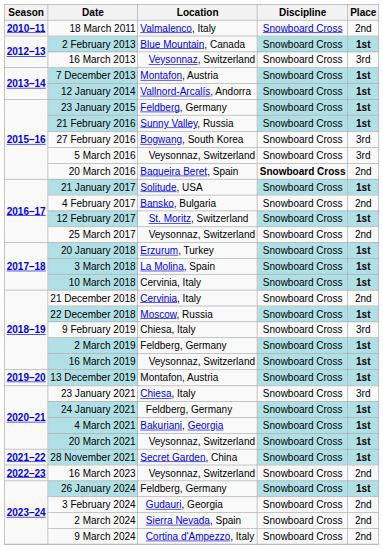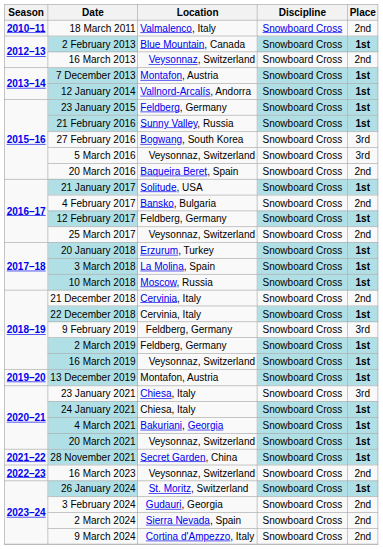(363, 60) 3rd -> (363, 60) 2nd
(303, 171) bold -> (302, 171) normal
(194, 219) St. Moritz, Switzerland -> (183, 219) Feldberg, Germany
(171, 282) Cervinia, Italy -> (176, 282) Moscow, Russia
(176, 314) Moscow, Russia -> (171, 314) Cervinia, Italy
(168, 330) Chiesa, Italy -> (186, 330) Feldberg, Germany
(186, 409) Feldberg, Germany -> (168, 409) Chiesa, Italy
(183, 489) Feldberg, Germany -> (194, 489) St. Moritz, Switzerland
